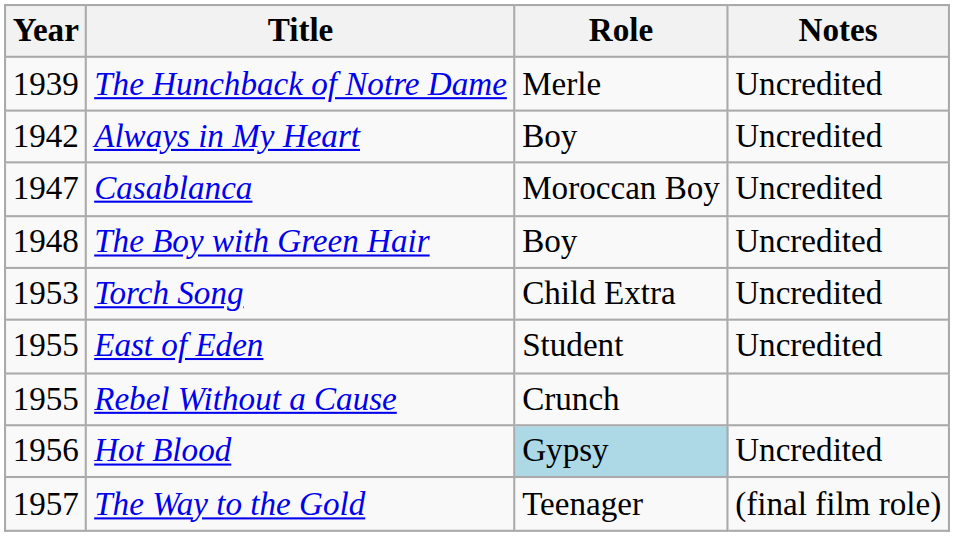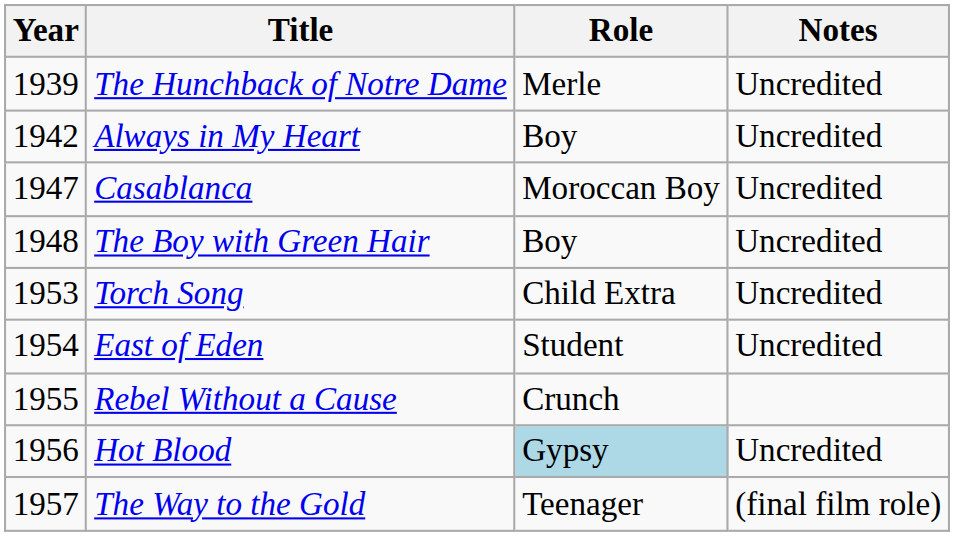(46, 345) 1955 -> (46, 345) 1954
